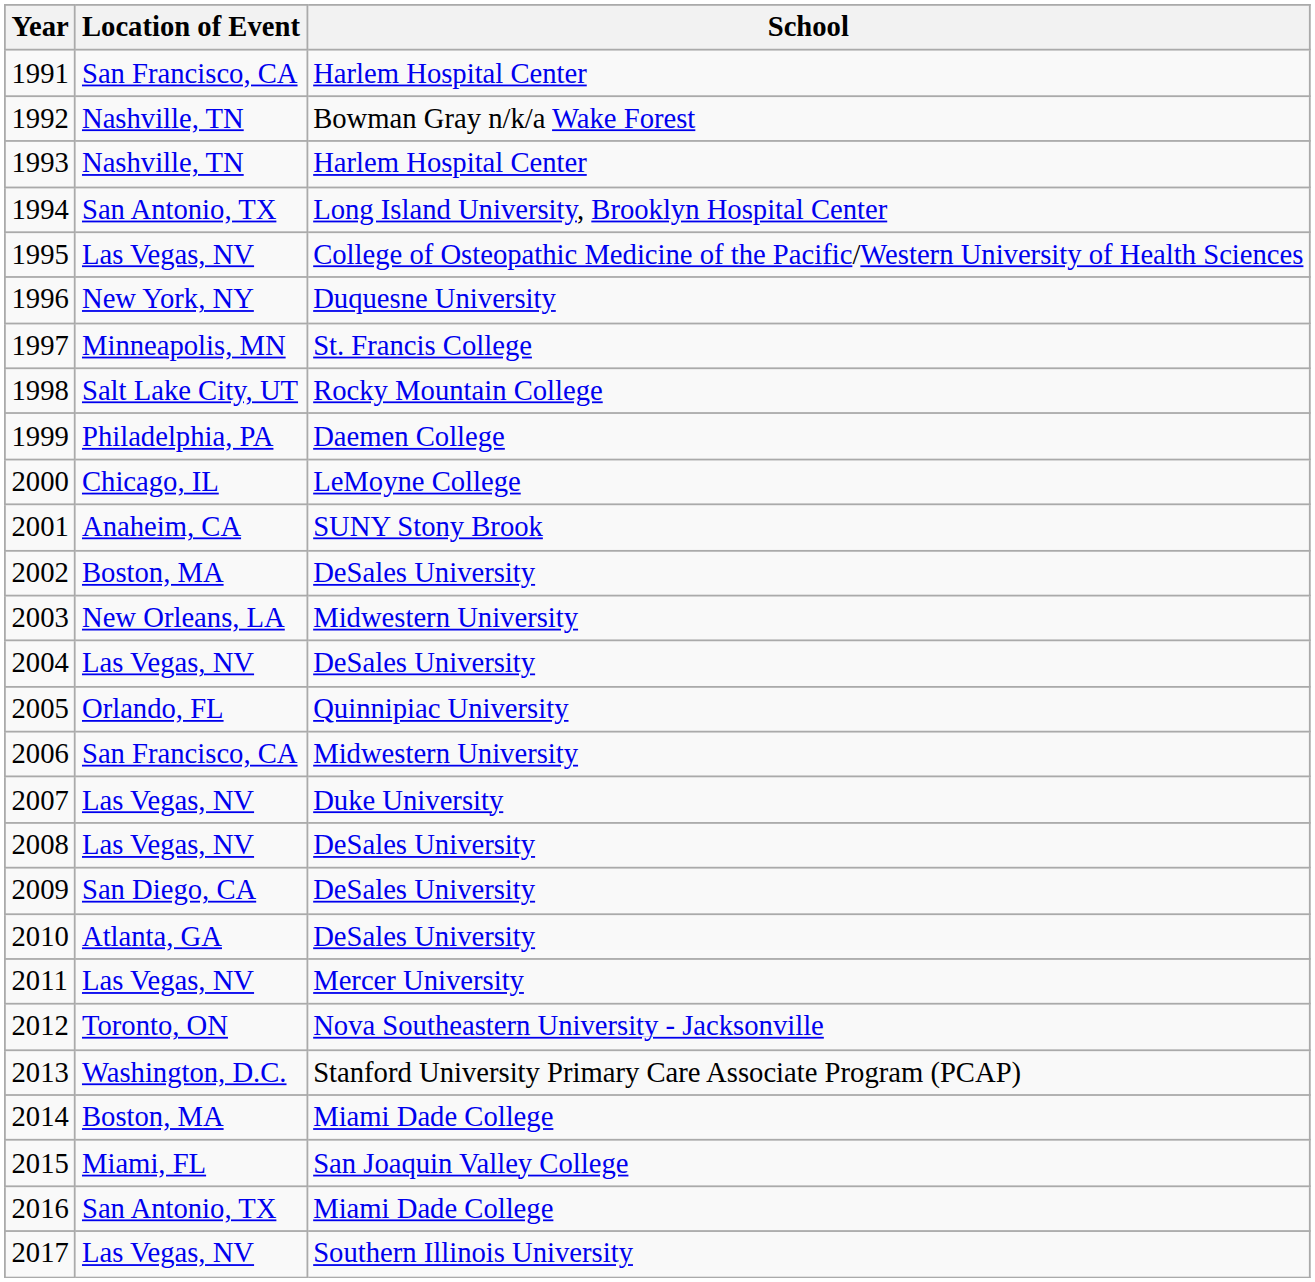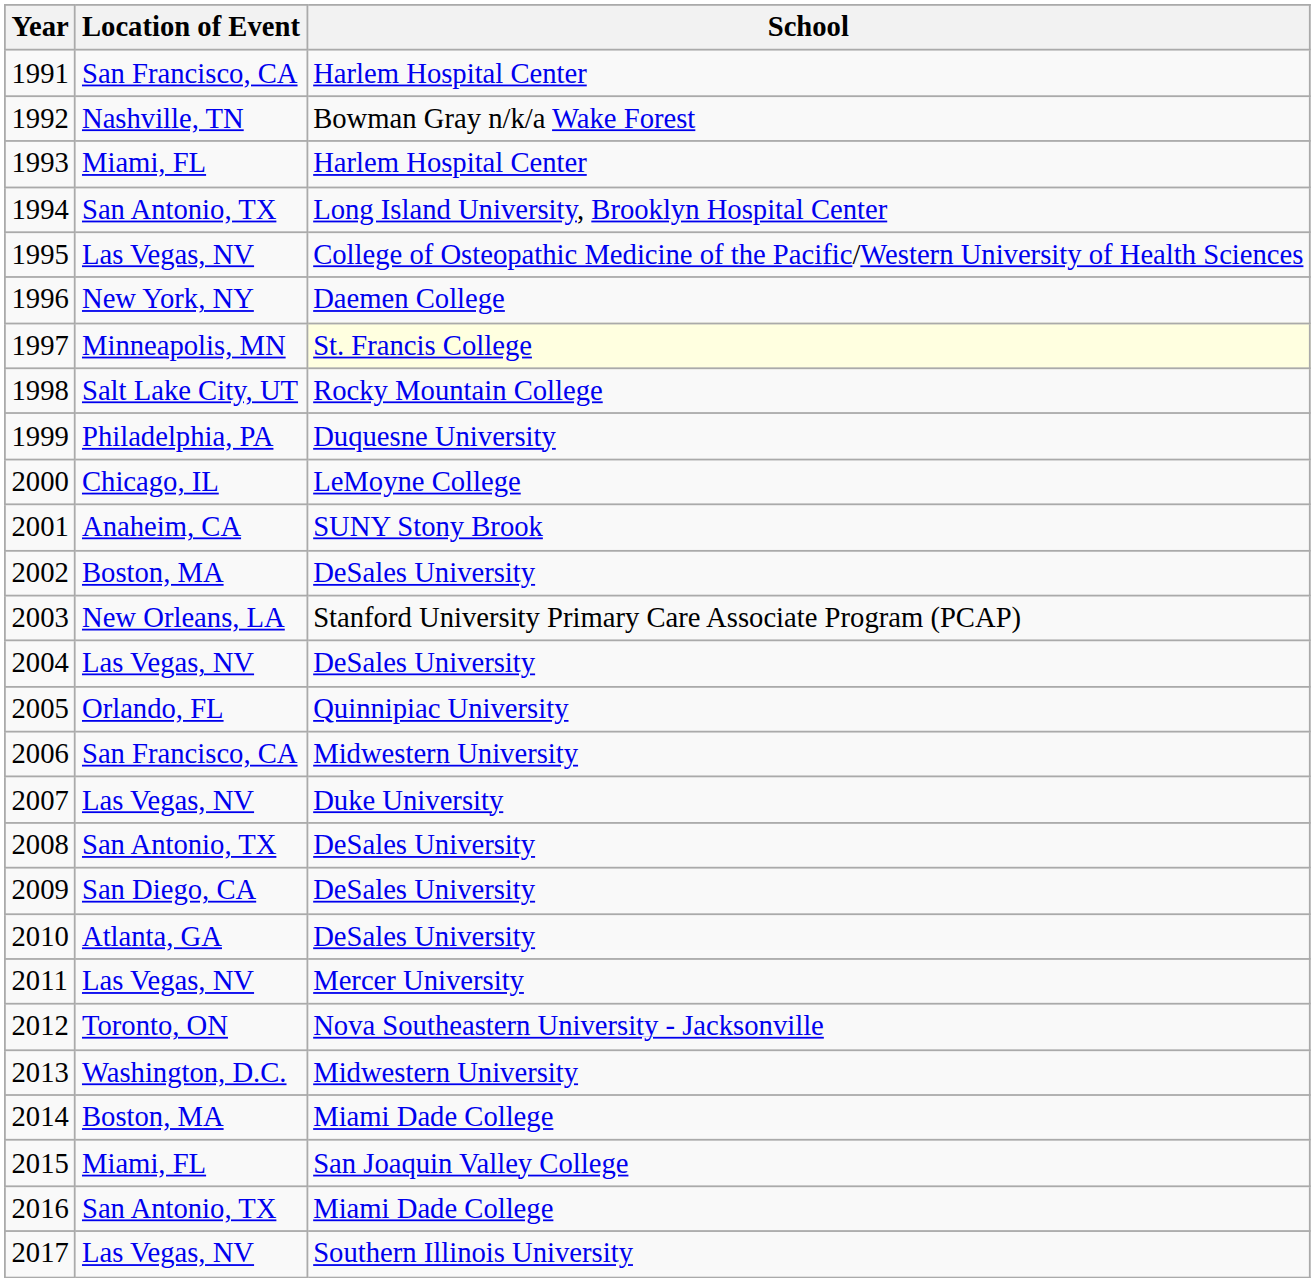(163, 163) Nashville, TN -> (144, 163) Miami, FL
(434, 299) Duquesne University -> (409, 299) Daemen College
(423, 345) no background -> (423, 345) lightyellow background
(409, 436) Daemen College -> (434, 436) Duquesne University
(446, 617) Midwestern University -> (667, 617) Stanford University Primary Care Associate Program (PCAP)
(168, 844) Las Vegas, NV -> (179, 844) San Antonio, TX
(667, 1071) Stanford University Primary Care Associate Program (PCAP) -> (446, 1071) Midwestern University
